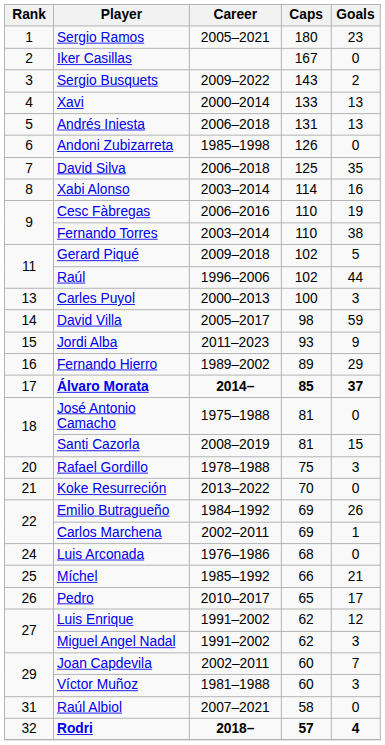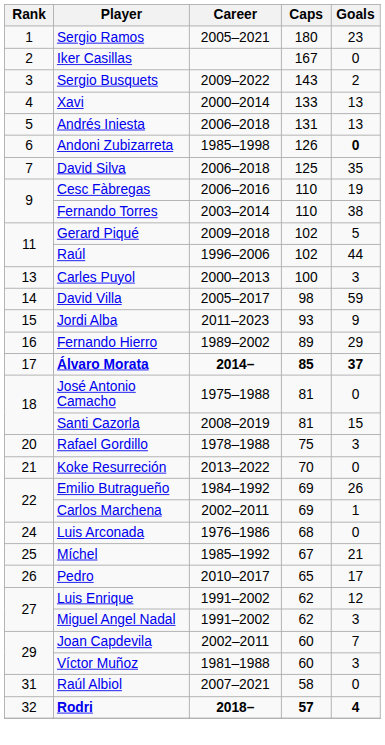(355, 146) normal -> (355, 146) bold
- row: (93, 189)
(306, 576) 66 -> (306, 554) 67
